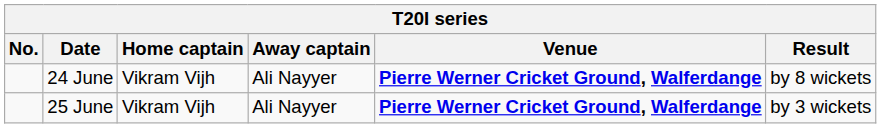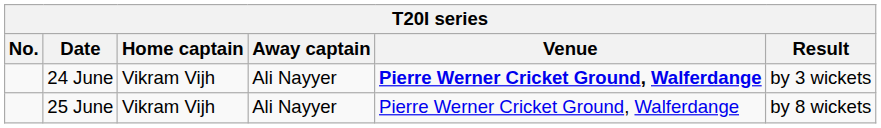(821, 78) by 8 wickets -> (821, 78) by 3 wickets
(570, 107) bold -> (559, 107) normal
(821, 107) by 3 wickets -> (821, 107) by 8 wickets
